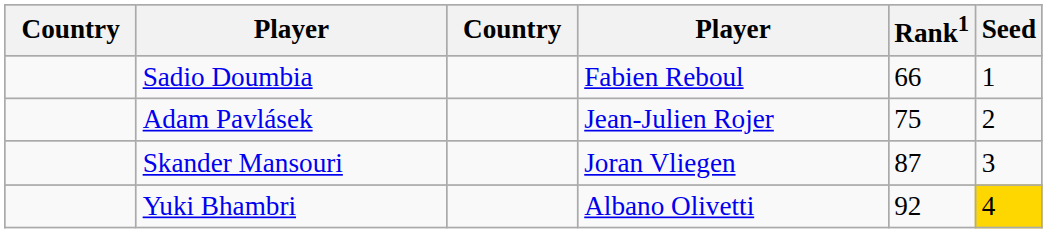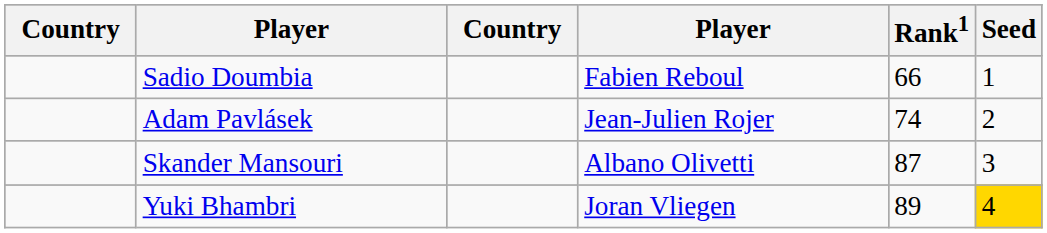(908, 119) 75 -> (908, 119) 74
(660, 162) Joran Vliegen -> (669, 162) Albano Olivetti
(669, 205) Albano Olivetti -> (660, 205) Joran Vliegen
(908, 205) 92 -> (908, 205) 89
